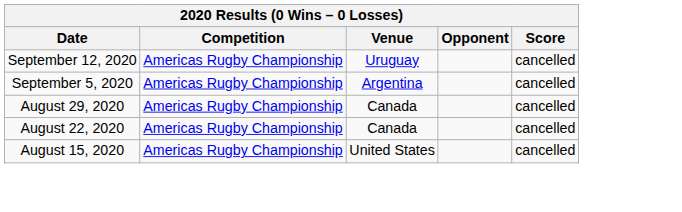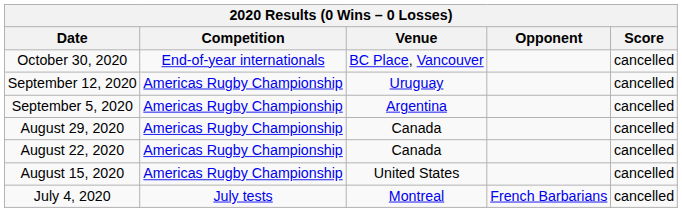+ row: (72, 60)
+ row: (72, 196)
